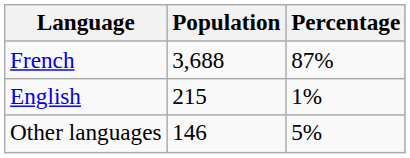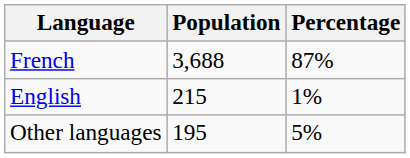(190, 133) 146 -> (190, 133) 195
